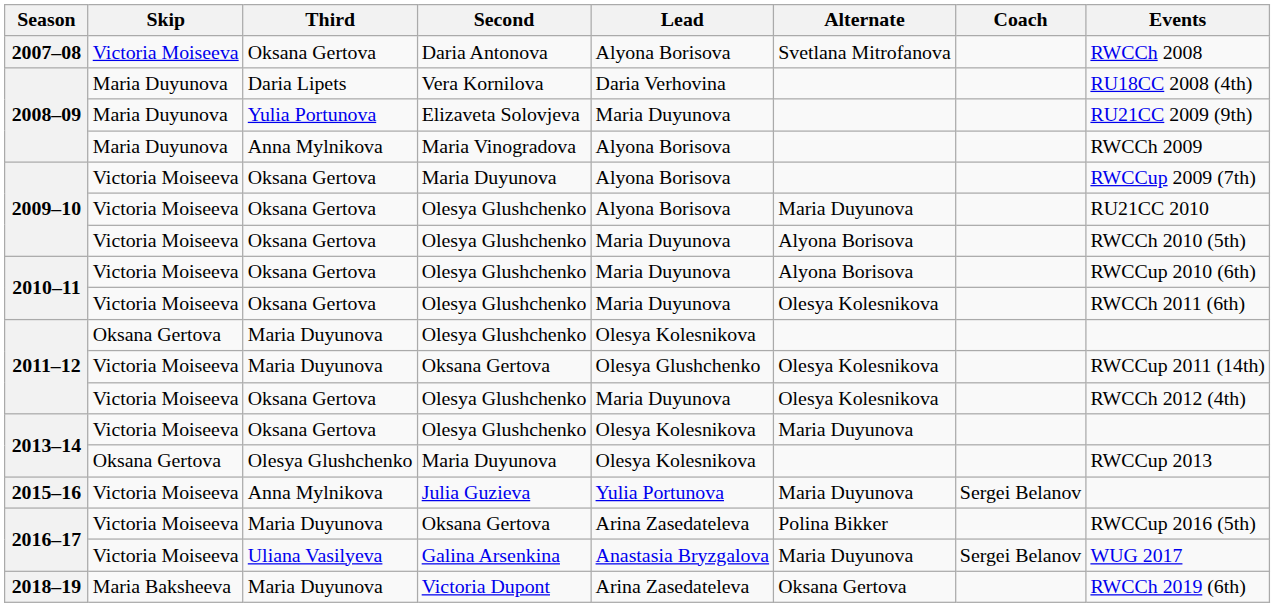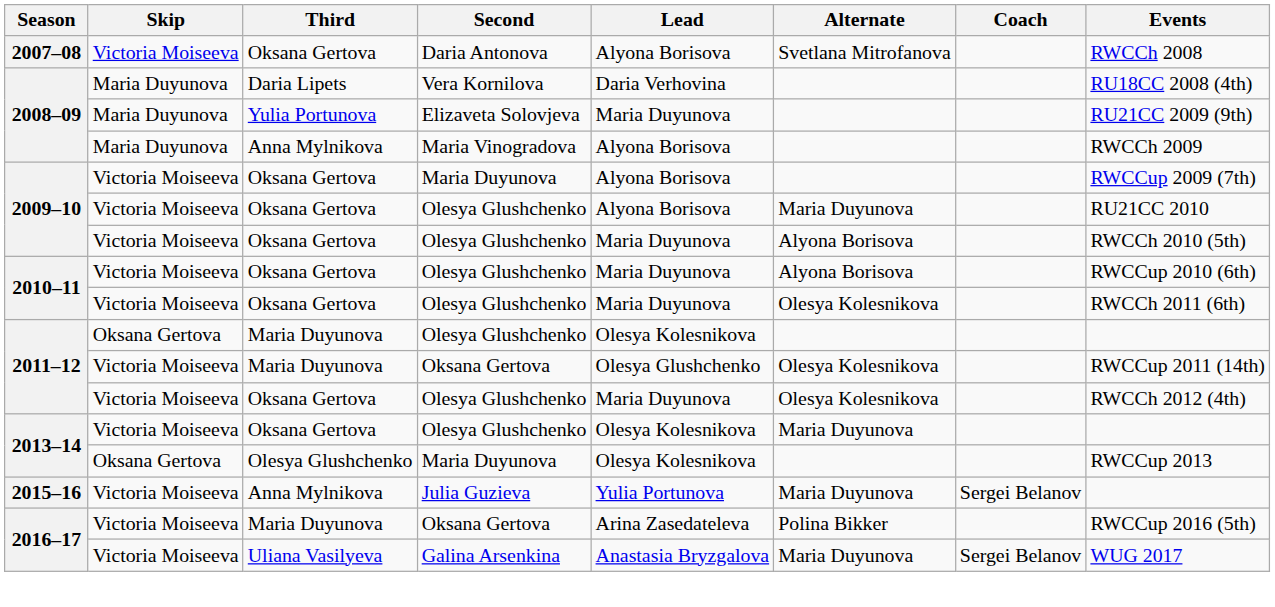- row: (46, 586)
